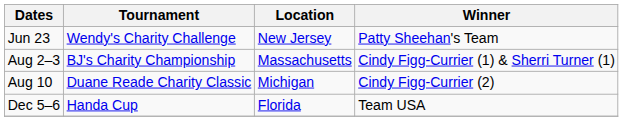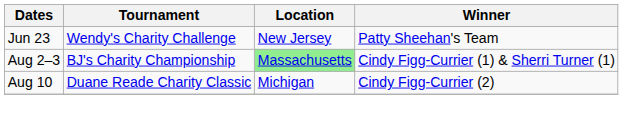(305, 60) no background -> (305, 60) lightgreen background
- row: (34, 104)
